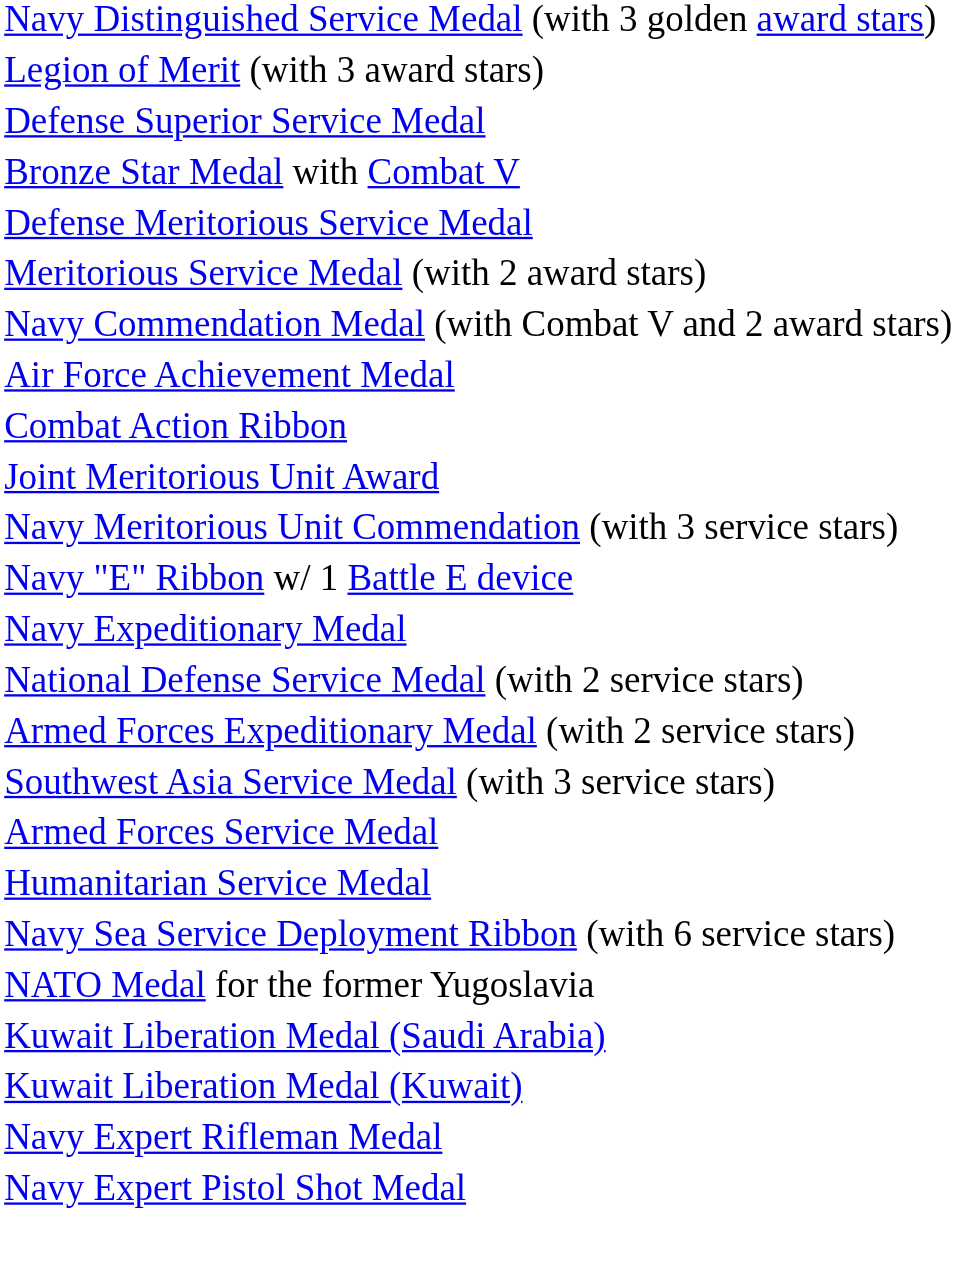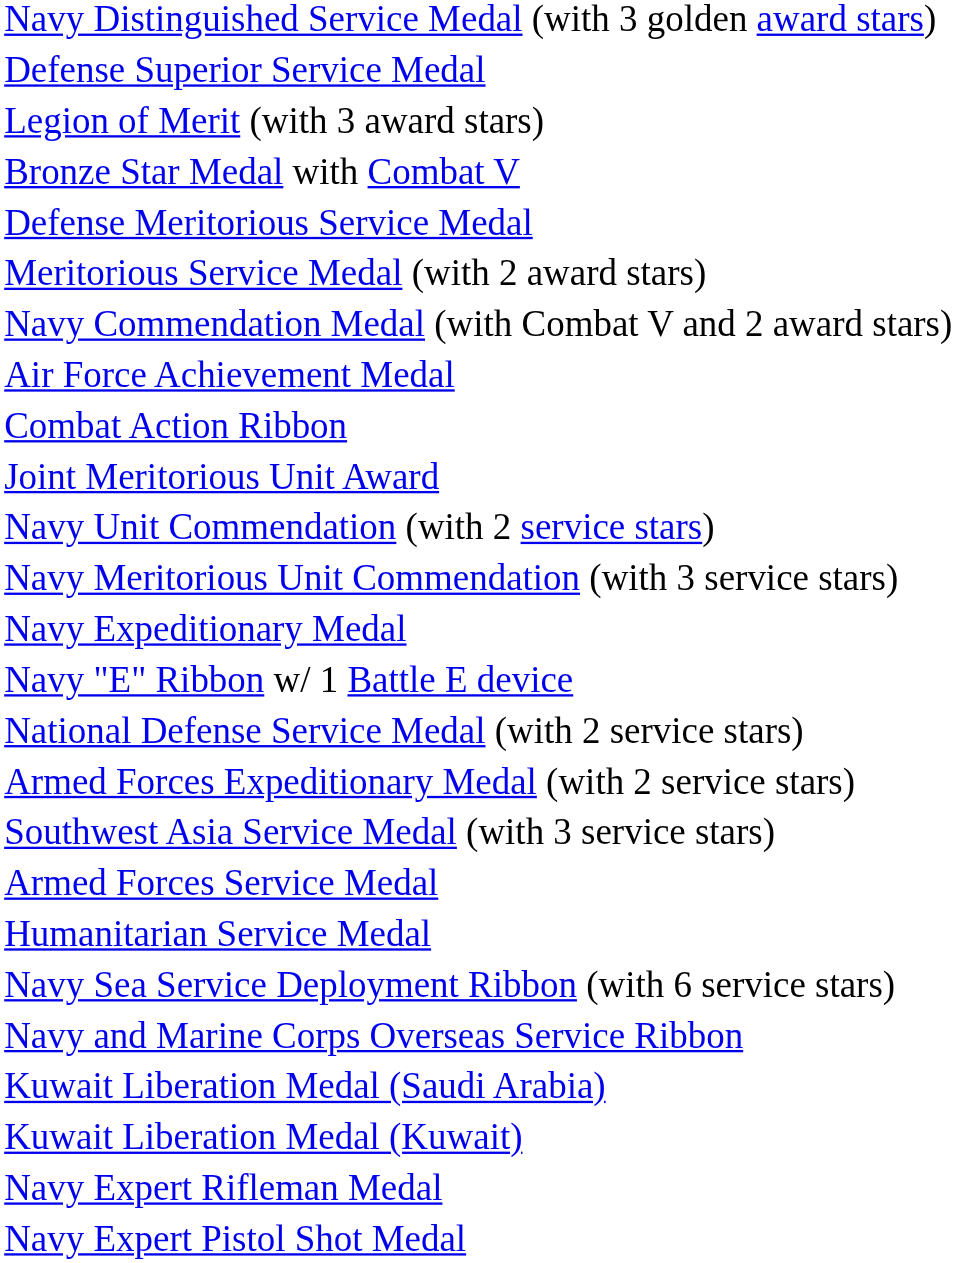rows swapped: (245, 120) <-> (274, 69)
+ row: (359, 527)
rows swapped: (289, 578) <-> (205, 628)
+ row: (374, 1035)
- row: (299, 984)
